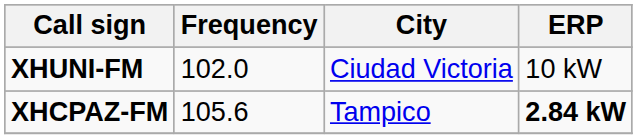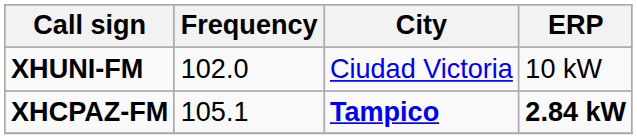(215, 111) 105.6 -> (215, 111) 105.1
(380, 111) normal -> (385, 111) bold
